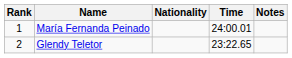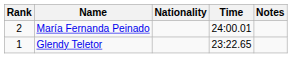(19, 28) 1 -> (19, 28) 2
(19, 45) 2 -> (19, 45) 1
